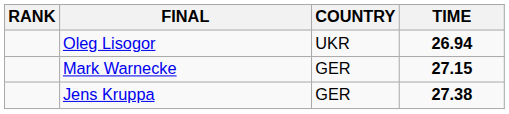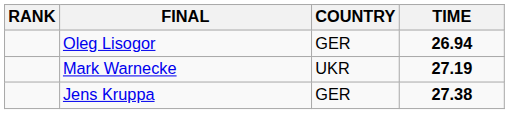(332, 43) UKR -> (333, 43) GER
(333, 69) GER -> (332, 69) UKR
(452, 69) 27.15 -> (452, 69) 27.19
